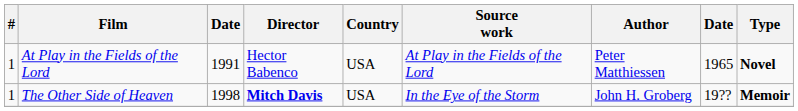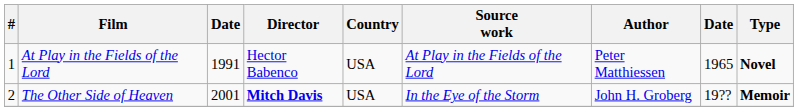(11, 94) 1 -> (11, 94) 2
(226, 94) 1998 -> (226, 94) 2001
